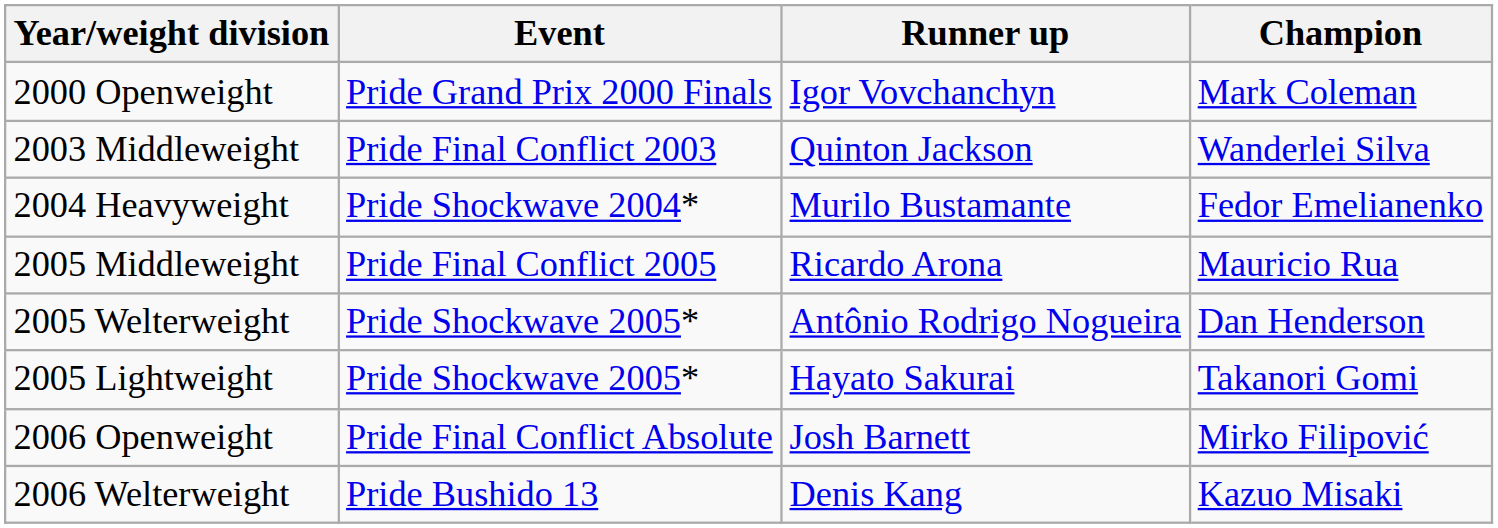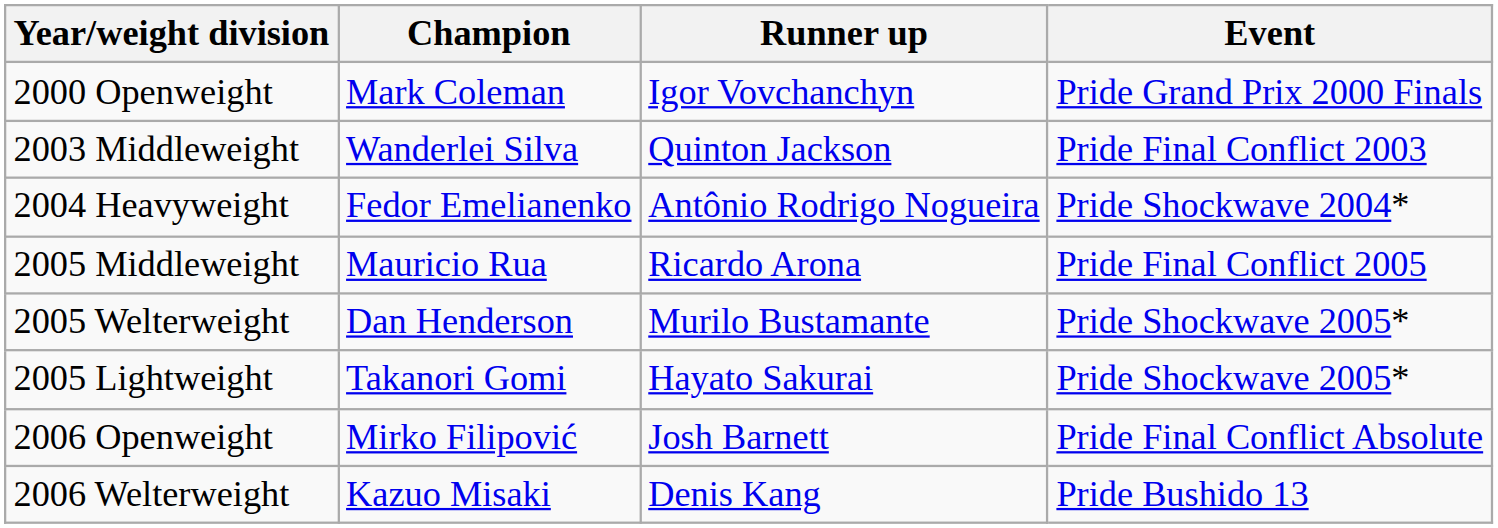columns swapped: (1340, 33) <-> (559, 33)
(930, 206) Murilo Bustamante -> (844, 206) Antônio Rodrigo Nogueira
(985, 321) Antônio Rodrigo Nogueira -> (789, 321) Murilo Bustamante
